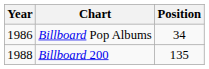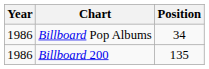(20, 54) 1988 -> (20, 54) 1986
